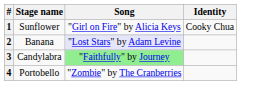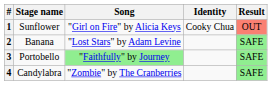+ column: (252, 12)
(124, 42) lavender background -> (124, 42) no background
(39, 57) Candylabra -> (39, 57) Portobello
(39, 73) Portobello -> (39, 73) Candylabra
